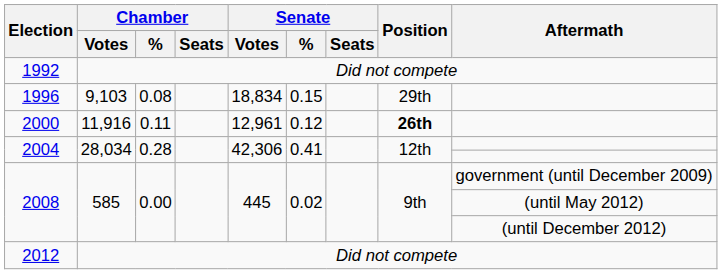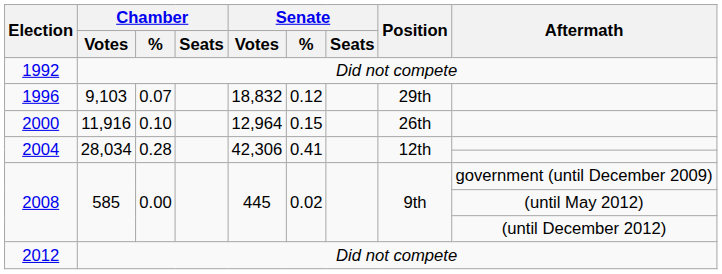(156, 96) 0.08 -> (156, 96) 0.07
(257, 96) 18,834 -> (257, 96) 18,832
(306, 96) 0.15 -> (306, 96) 0.12
(156, 123) 0.11 -> (156, 123) 0.10
(257, 123) 12,961 -> (257, 123) 12,964
(306, 123) 0.12 -> (306, 123) 0.15
(415, 123) bold -> (415, 123) normal
